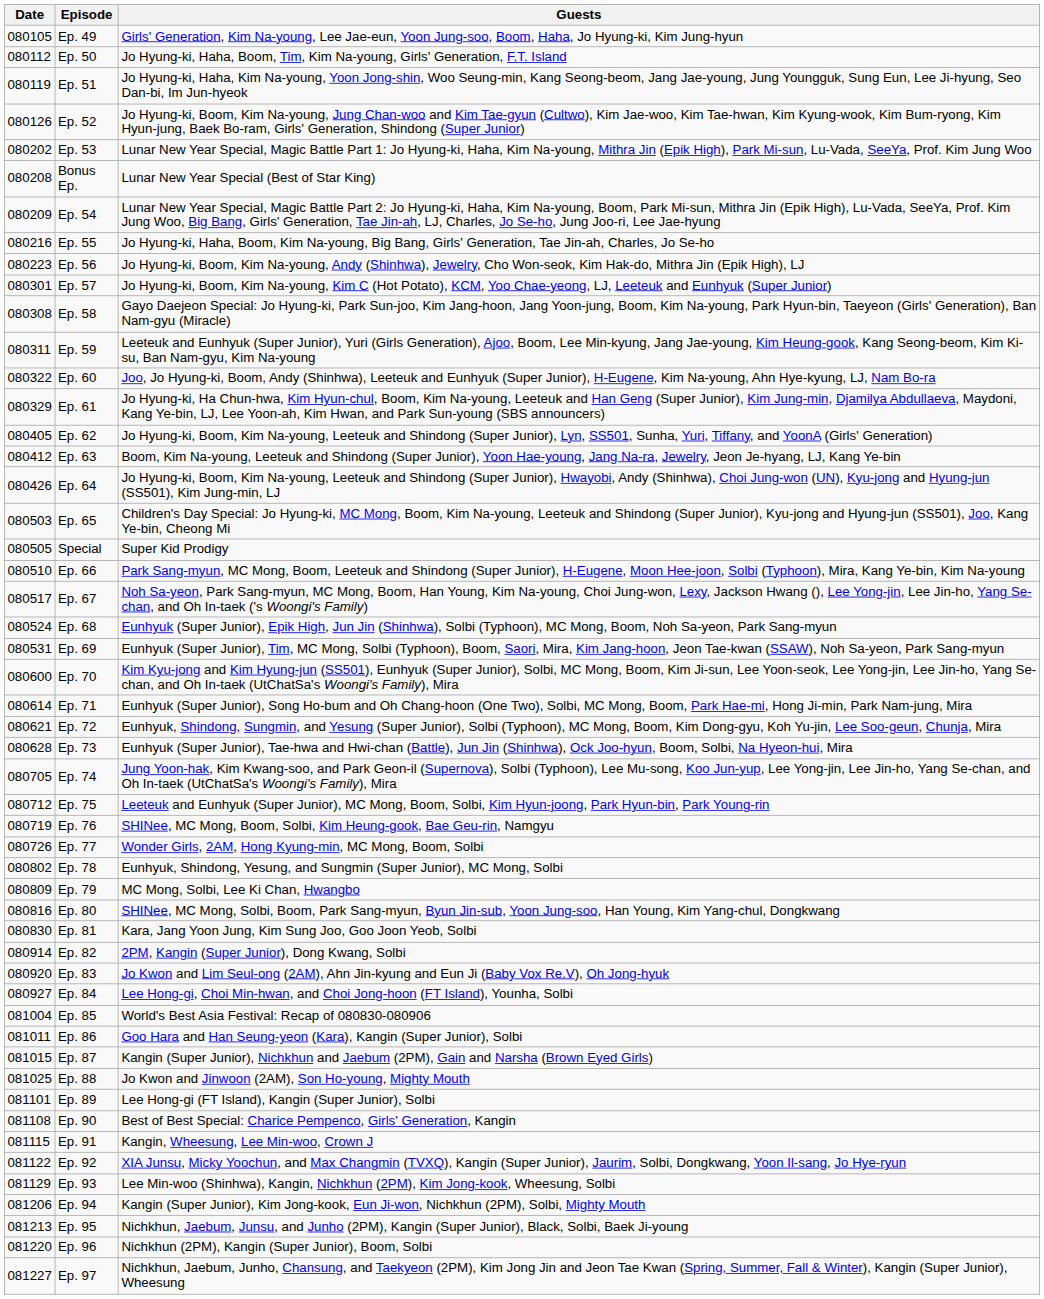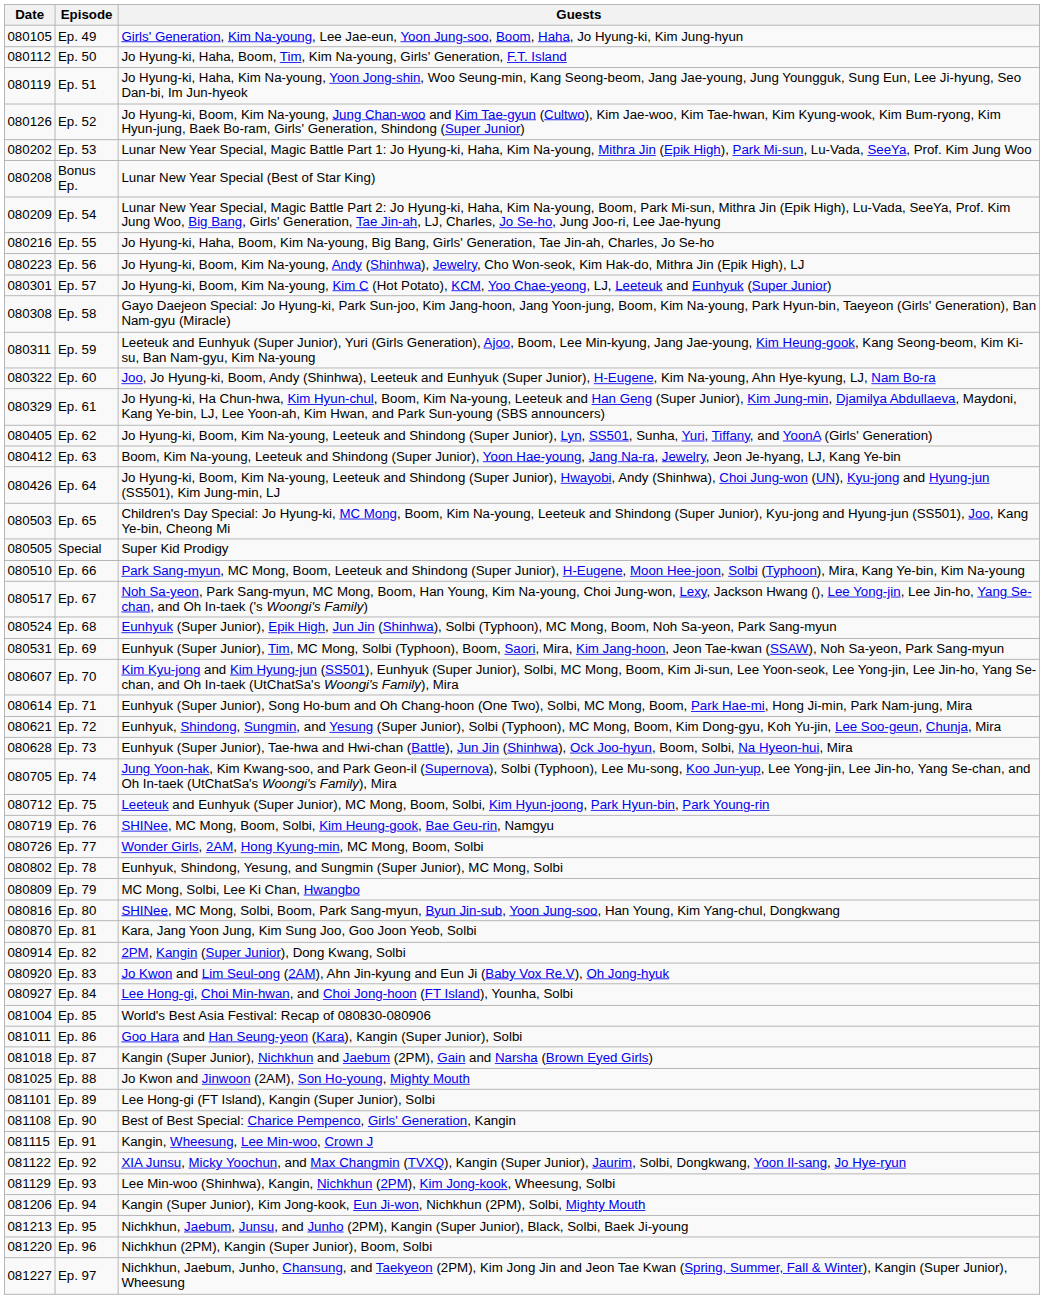(30, 677) 080600 -> (30, 677) 080607
(30, 931) 080830 -> (30, 931) 080870
(30, 1057) 081015 -> (30, 1057) 081018
